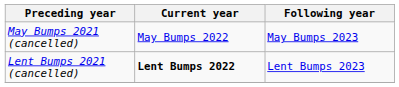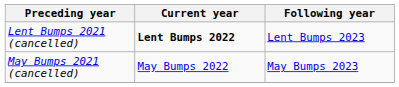rows swapped: (57, 67) <-> (53, 37)
